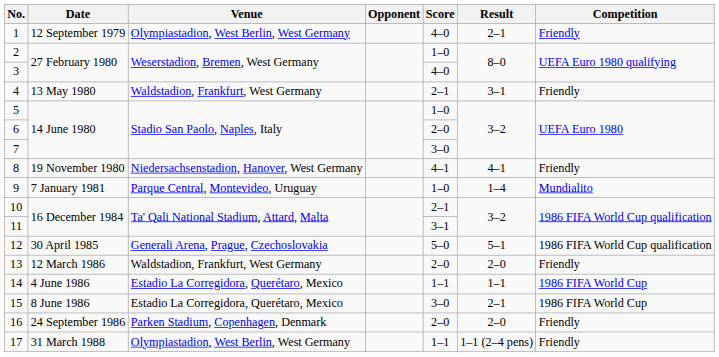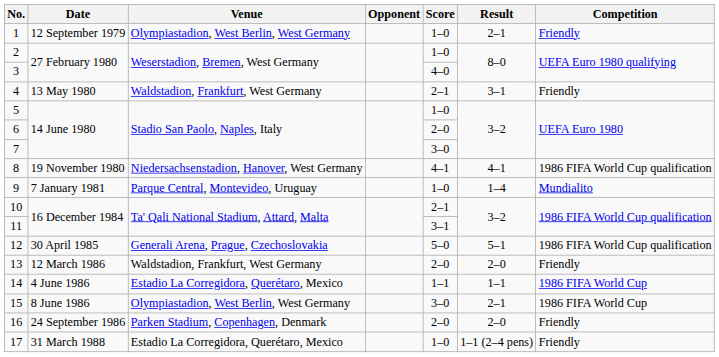(440, 33) 4–0 -> (440, 33) 1–0
(559, 168) Friendly -> (625, 168) 1986 FIFA World Cup qualification
(237, 303) Estadio La Corregidora, Querétaro, Mexico -> (240, 303) Olympiastadion, West Berlin, West Germany
(240, 341) Olympiastadion, West Berlin, West Germany -> (237, 341) Estadio La Corregidora, Querétaro, Mexico
(440, 341) 1–1 -> (440, 341) 1–0
